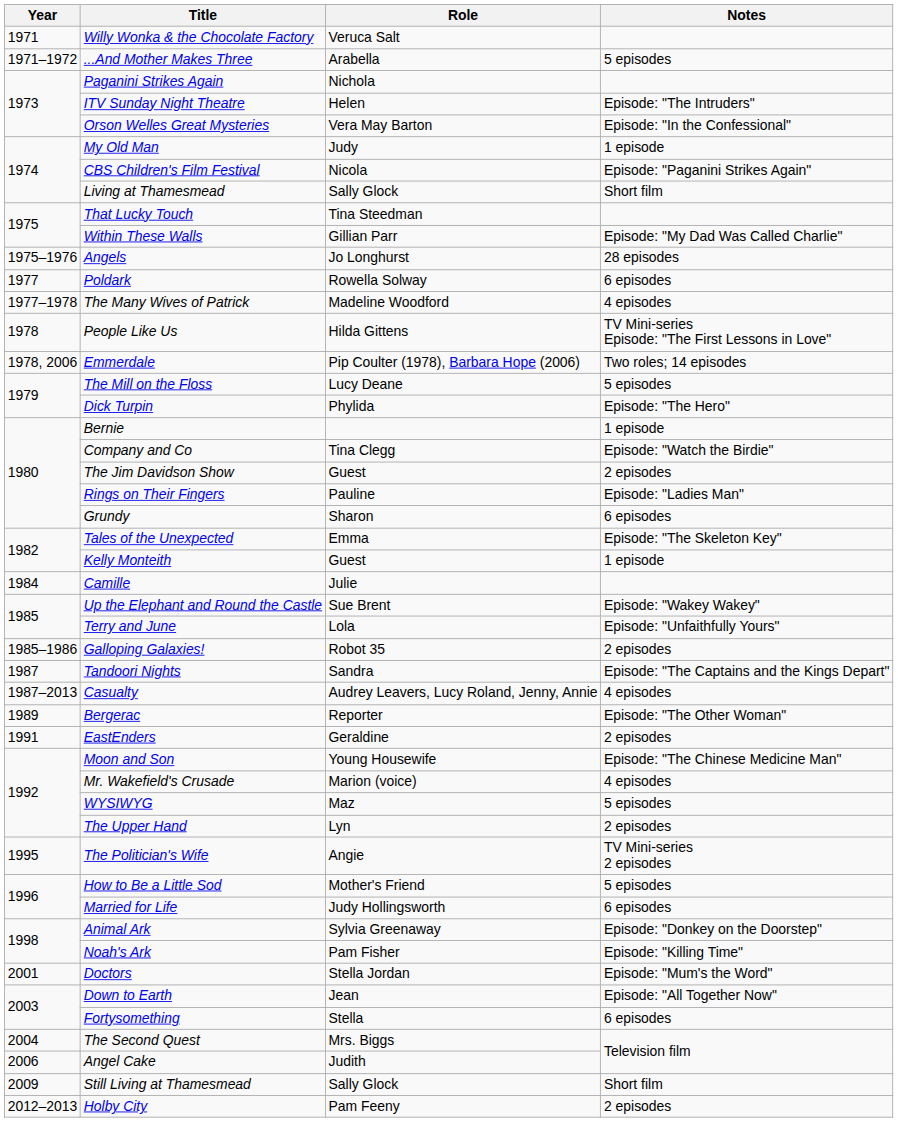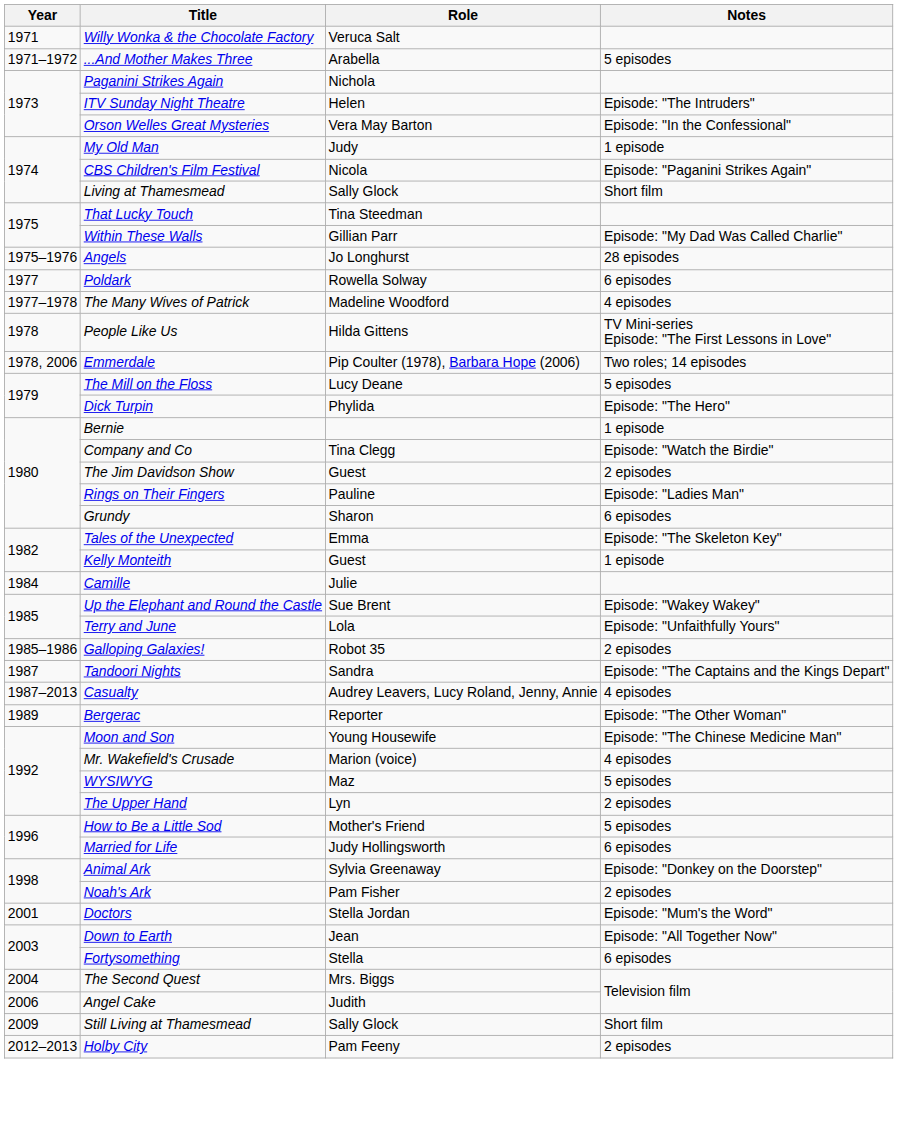- row: (120, 737)
- row: (146, 855)
(674, 951) Episode: "Killing Time" -> (638, 892) 2 episodes
